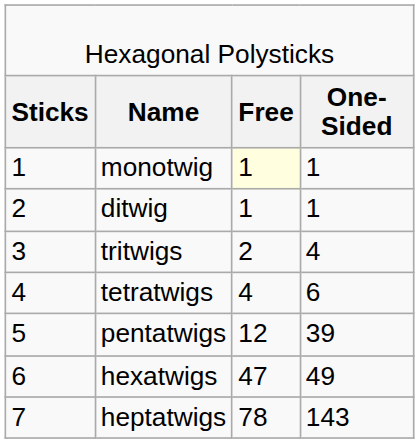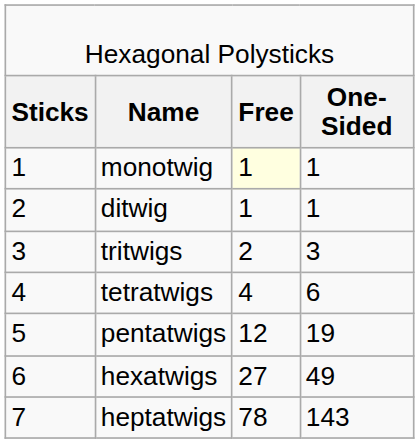(313, 251) 4 -> (313, 251) 3
(320, 334) 39 -> (320, 334) 19
(253, 375) 47 -> (253, 375) 27
